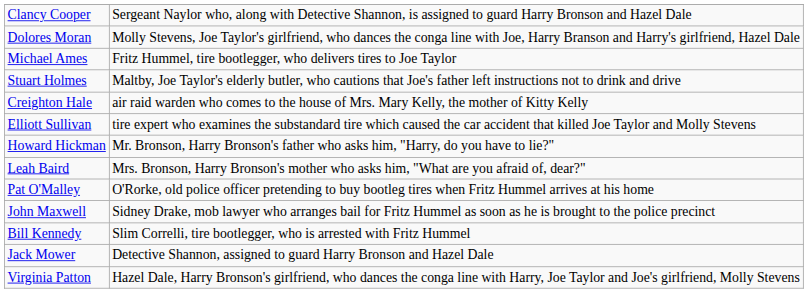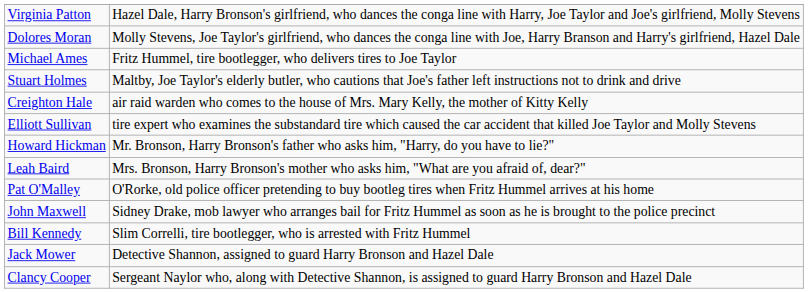rows swapped: (49, 277) <-> (49, 15)
